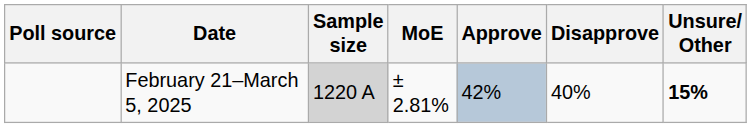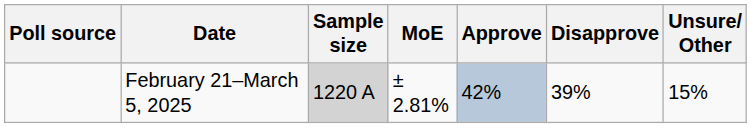(571, 92) 40% -> (571, 92) 39%
(688, 92) bold -> (688, 92) normal
